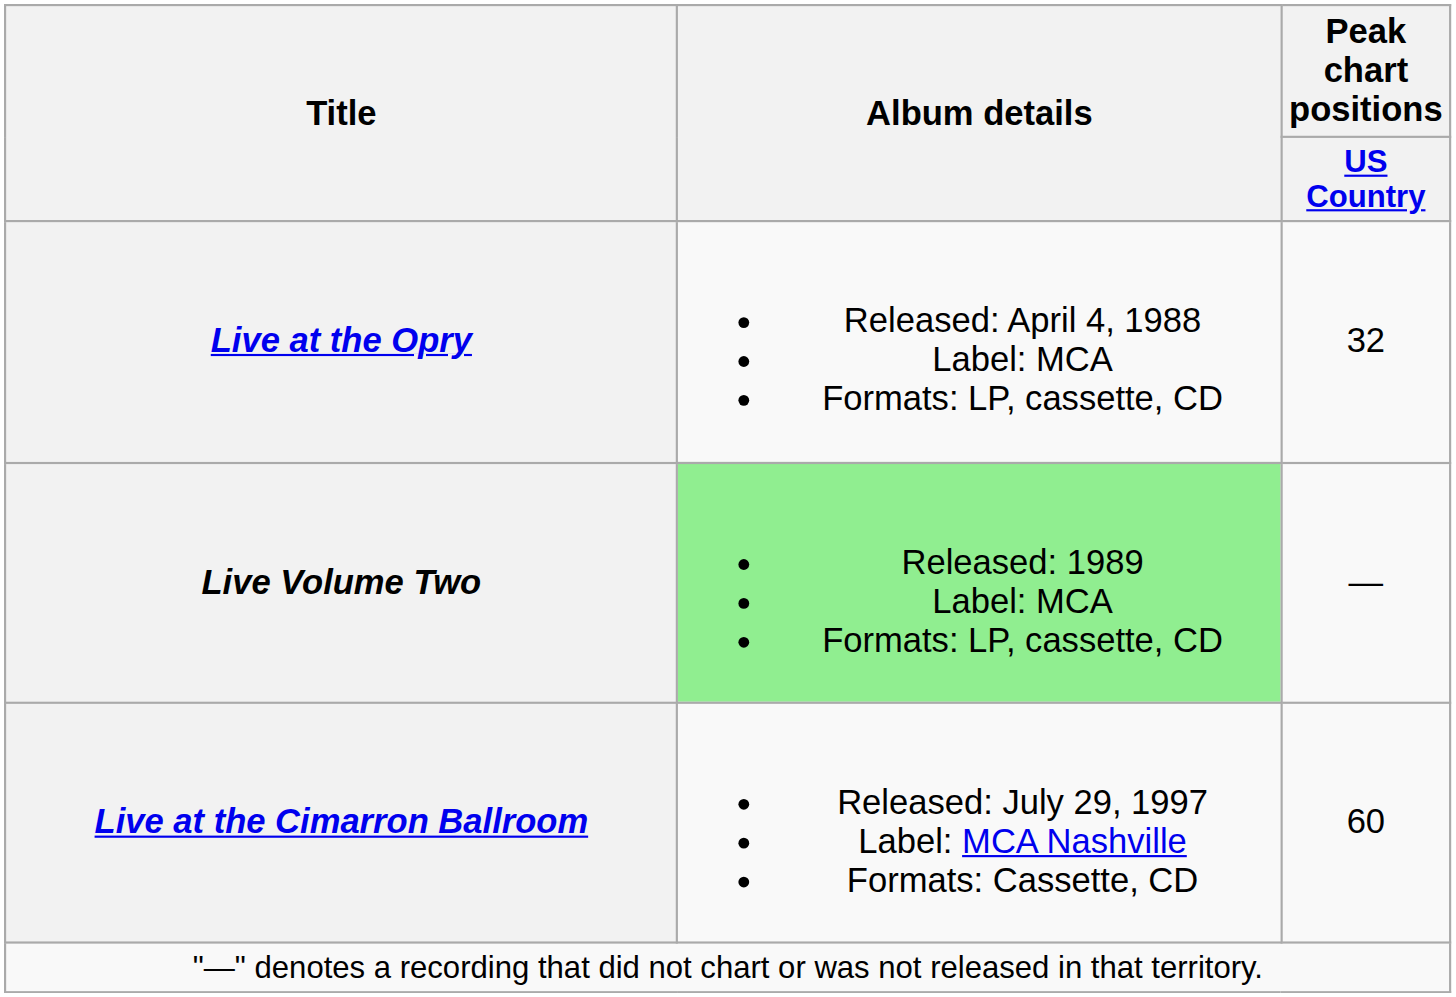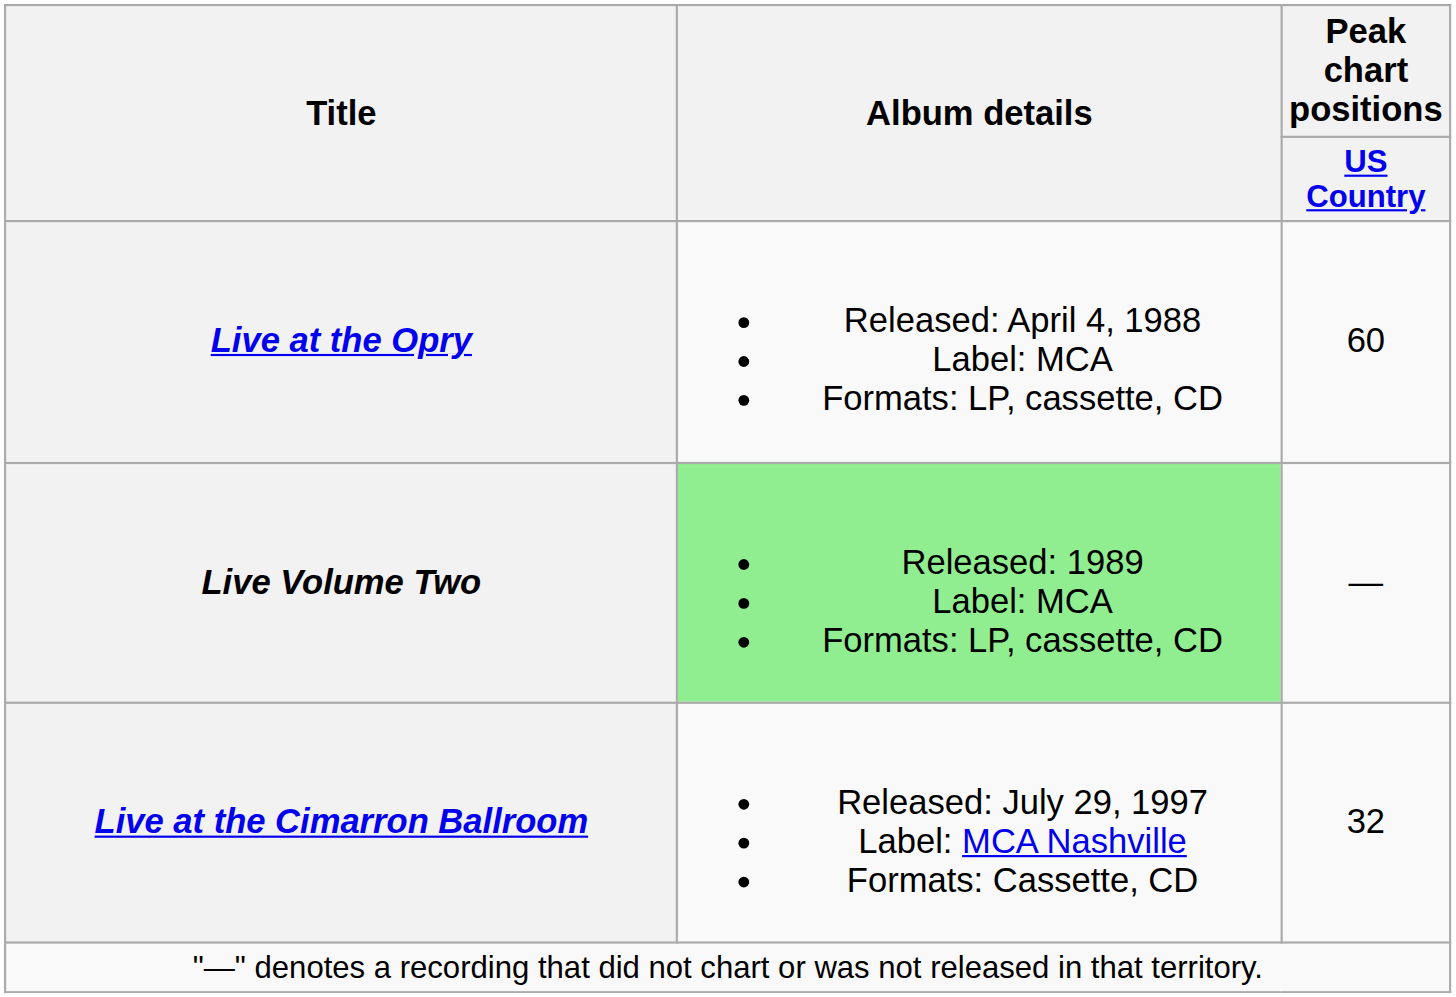(1366, 341) 32 -> (1366, 341) 60
(1366, 822) 60 -> (1366, 822) 32
